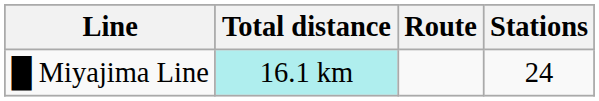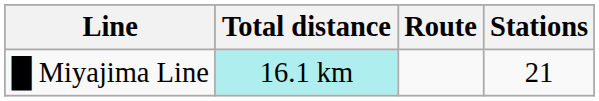(539, 72) 24 -> (539, 72) 21
